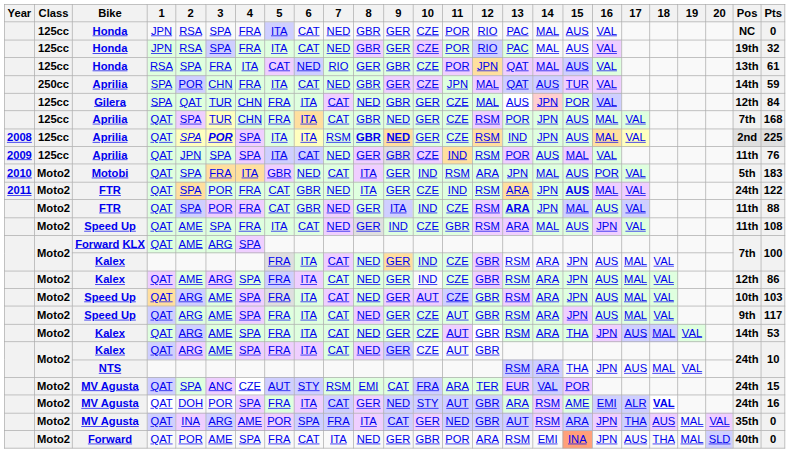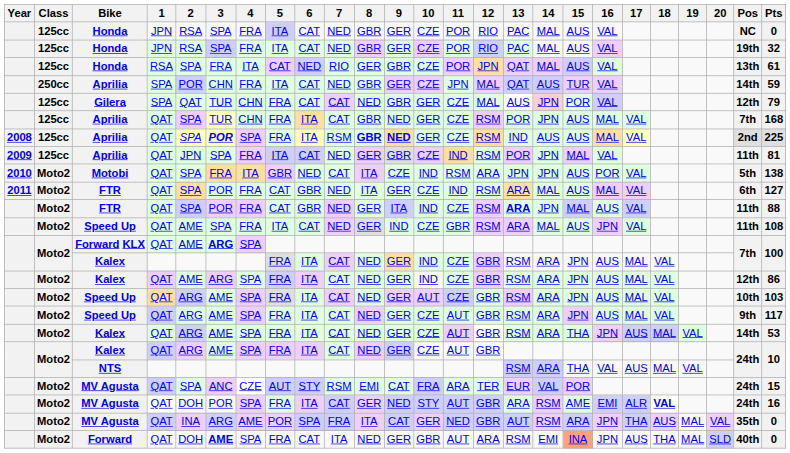(309, 102) ITA -> (309, 102) CAT
(773, 102) 84 -> (774, 102) 79
(279, 137) ITA -> (280, 137) FRA
(548, 137) JPN -> (548, 137) AUS
(250, 155) SPA -> (250, 155) FRA
(548, 155) AUS -> (548, 155) JPN
(773, 155) 76 -> (774, 155) 81
(398, 173) GER -> (399, 173) CZE
(548, 173) MAL -> (548, 173) JPN
(773, 173) 183 -> (774, 173) 138
(548, 191) JPN -> (548, 191) MAL
(577, 191) bold -> (578, 191) normal
(747, 191) 24th -> (748, 191) 6th
(773, 191) 122 -> (774, 191) 127
(220, 244) normal -> (221, 244) bold
(607, 368) JPN -> (607, 368) VAL
(191, 439) POR -> (191, 439) DOH
(220, 439) normal -> (221, 439) bold
(457, 439) POR -> (458, 439) AUT
